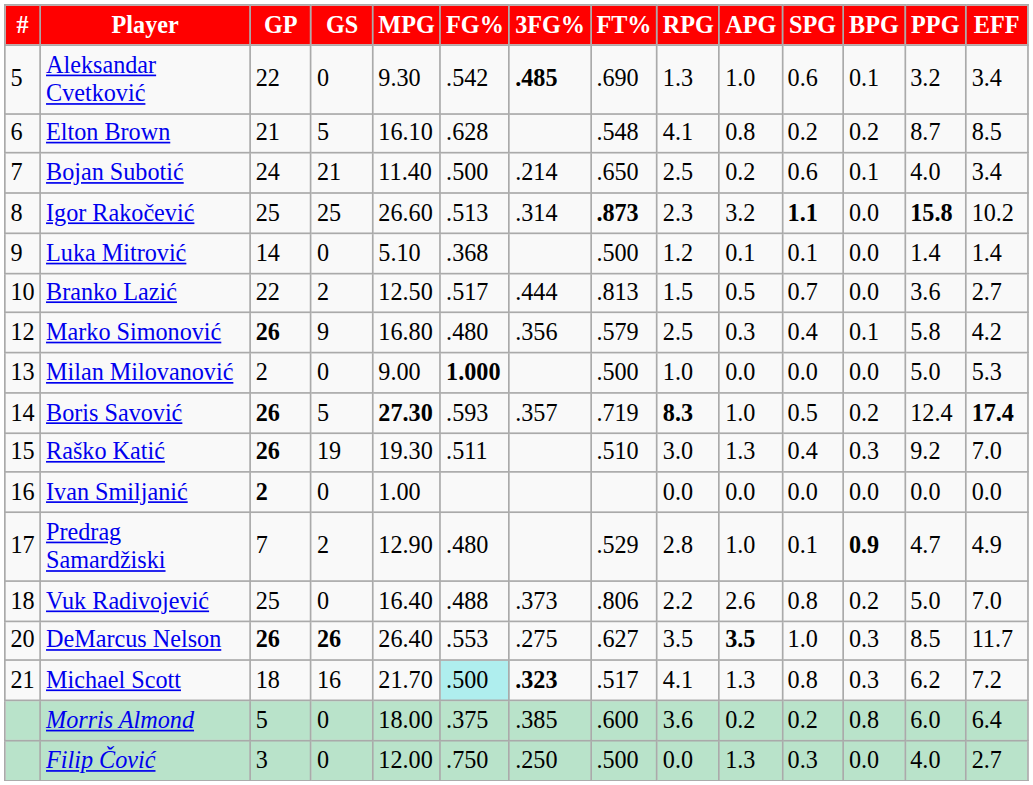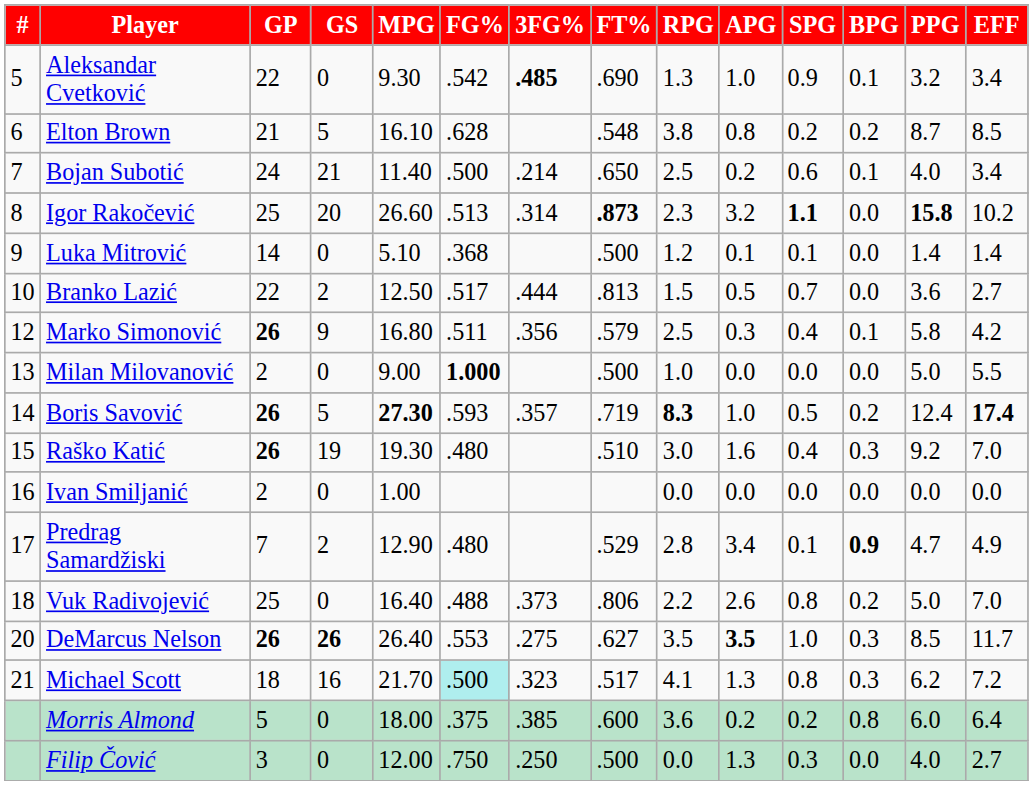(803, 79) 0.6 -> (803, 79) 0.9
(678, 133) 4.1 -> (678, 133) 3.8
(329, 213) 25 -> (329, 213) 20
(467, 332) .480 -> (467, 332) .511
(987, 372) 5.3 -> (987, 372) 5.5
(467, 452) .511 -> (467, 452) .480
(740, 452) 1.3 -> (740, 452) 1.6
(262, 492) bold -> (262, 492) normal
(740, 546) 1.0 -> (740, 546) 3.4
(536, 680) bold -> (536, 680) normal
